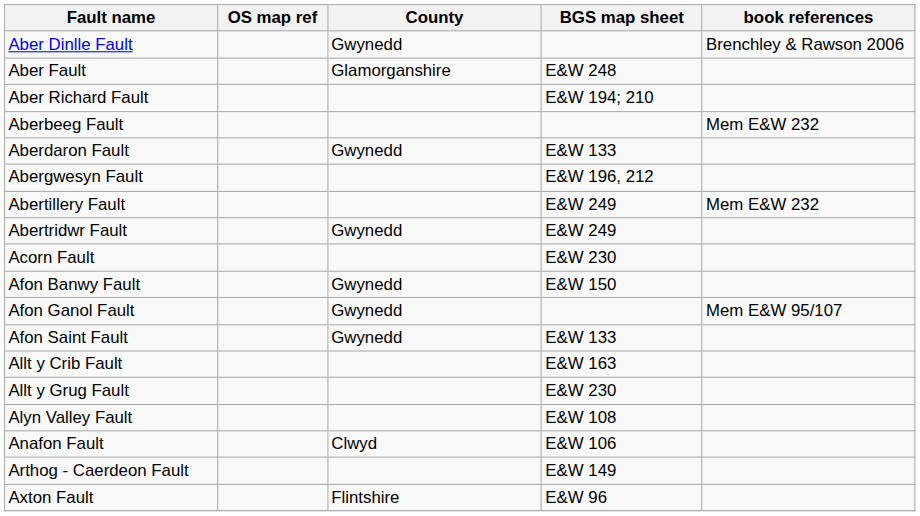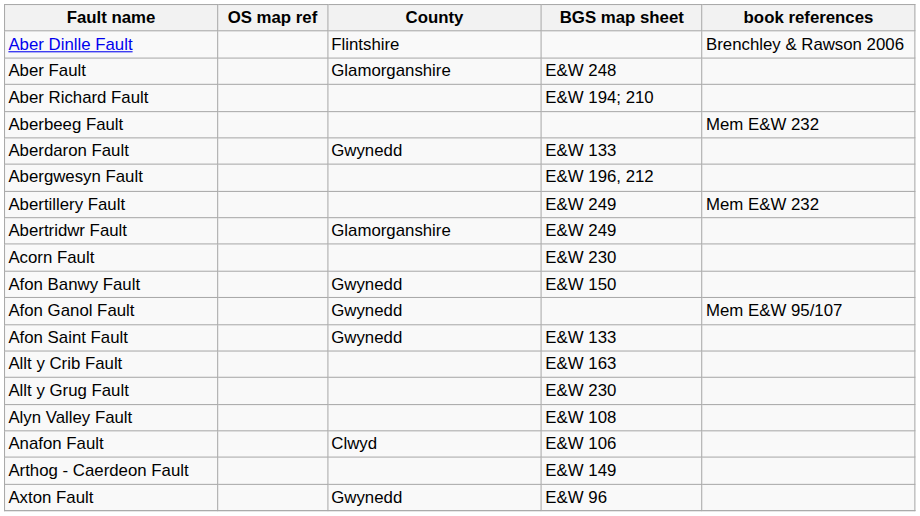(367, 44) Gwynedd -> (365, 44) Flintshire
(367, 230) Gwynedd -> (391, 230) Glamorganshire
(365, 497) Flintshire -> (367, 497) Gwynedd
